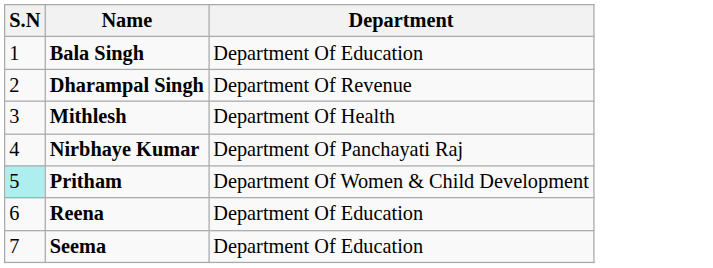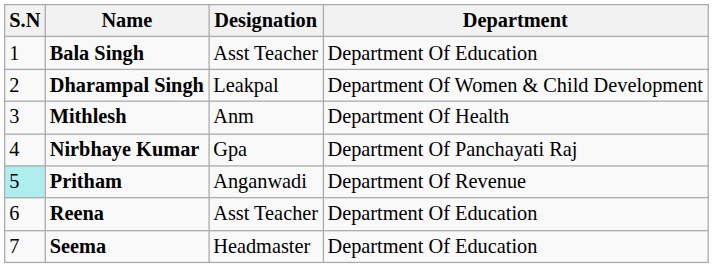+ column: (266, 20)
(313, 85) Department Of Revenue -> (515, 85) Department Of Women & Child Development
(401, 181) Department Of Women & Child Development -> (427, 181) Department Of Revenue
